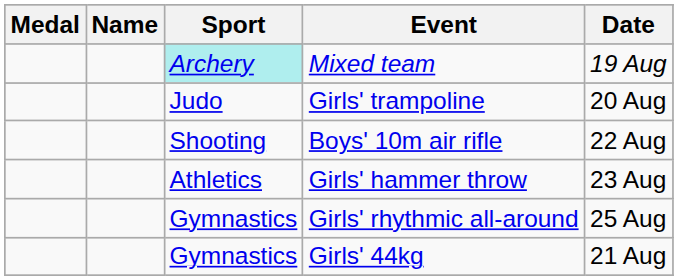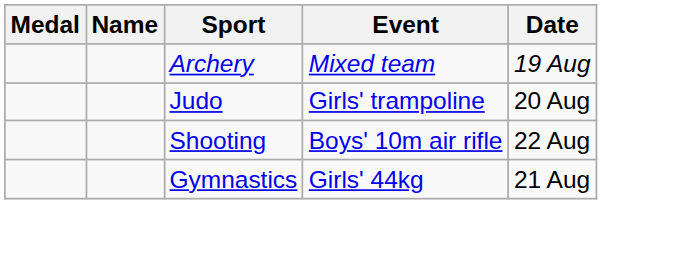(212, 63) paleturquoise background -> (212, 63) no background
- row: (418, 179)
- row: (444, 218)
